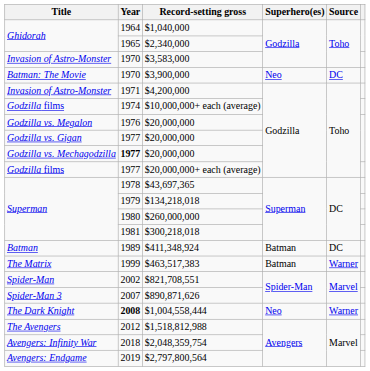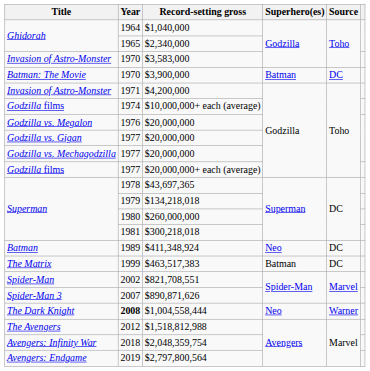(273, 75) Neo -> (281, 75) Batman
(130, 153) bold -> (130, 153) normal
(281, 248) Batman -> (273, 248) Neo
(344, 264) Warner -> (336, 264) DC
